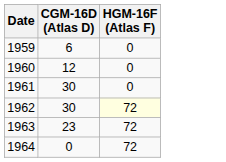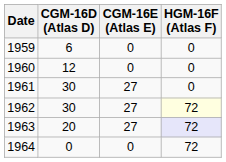+ column: (130, 21)
(69, 127) 23 -> (69, 127) 20
(130, 127) no background -> (191, 127) lavender background
